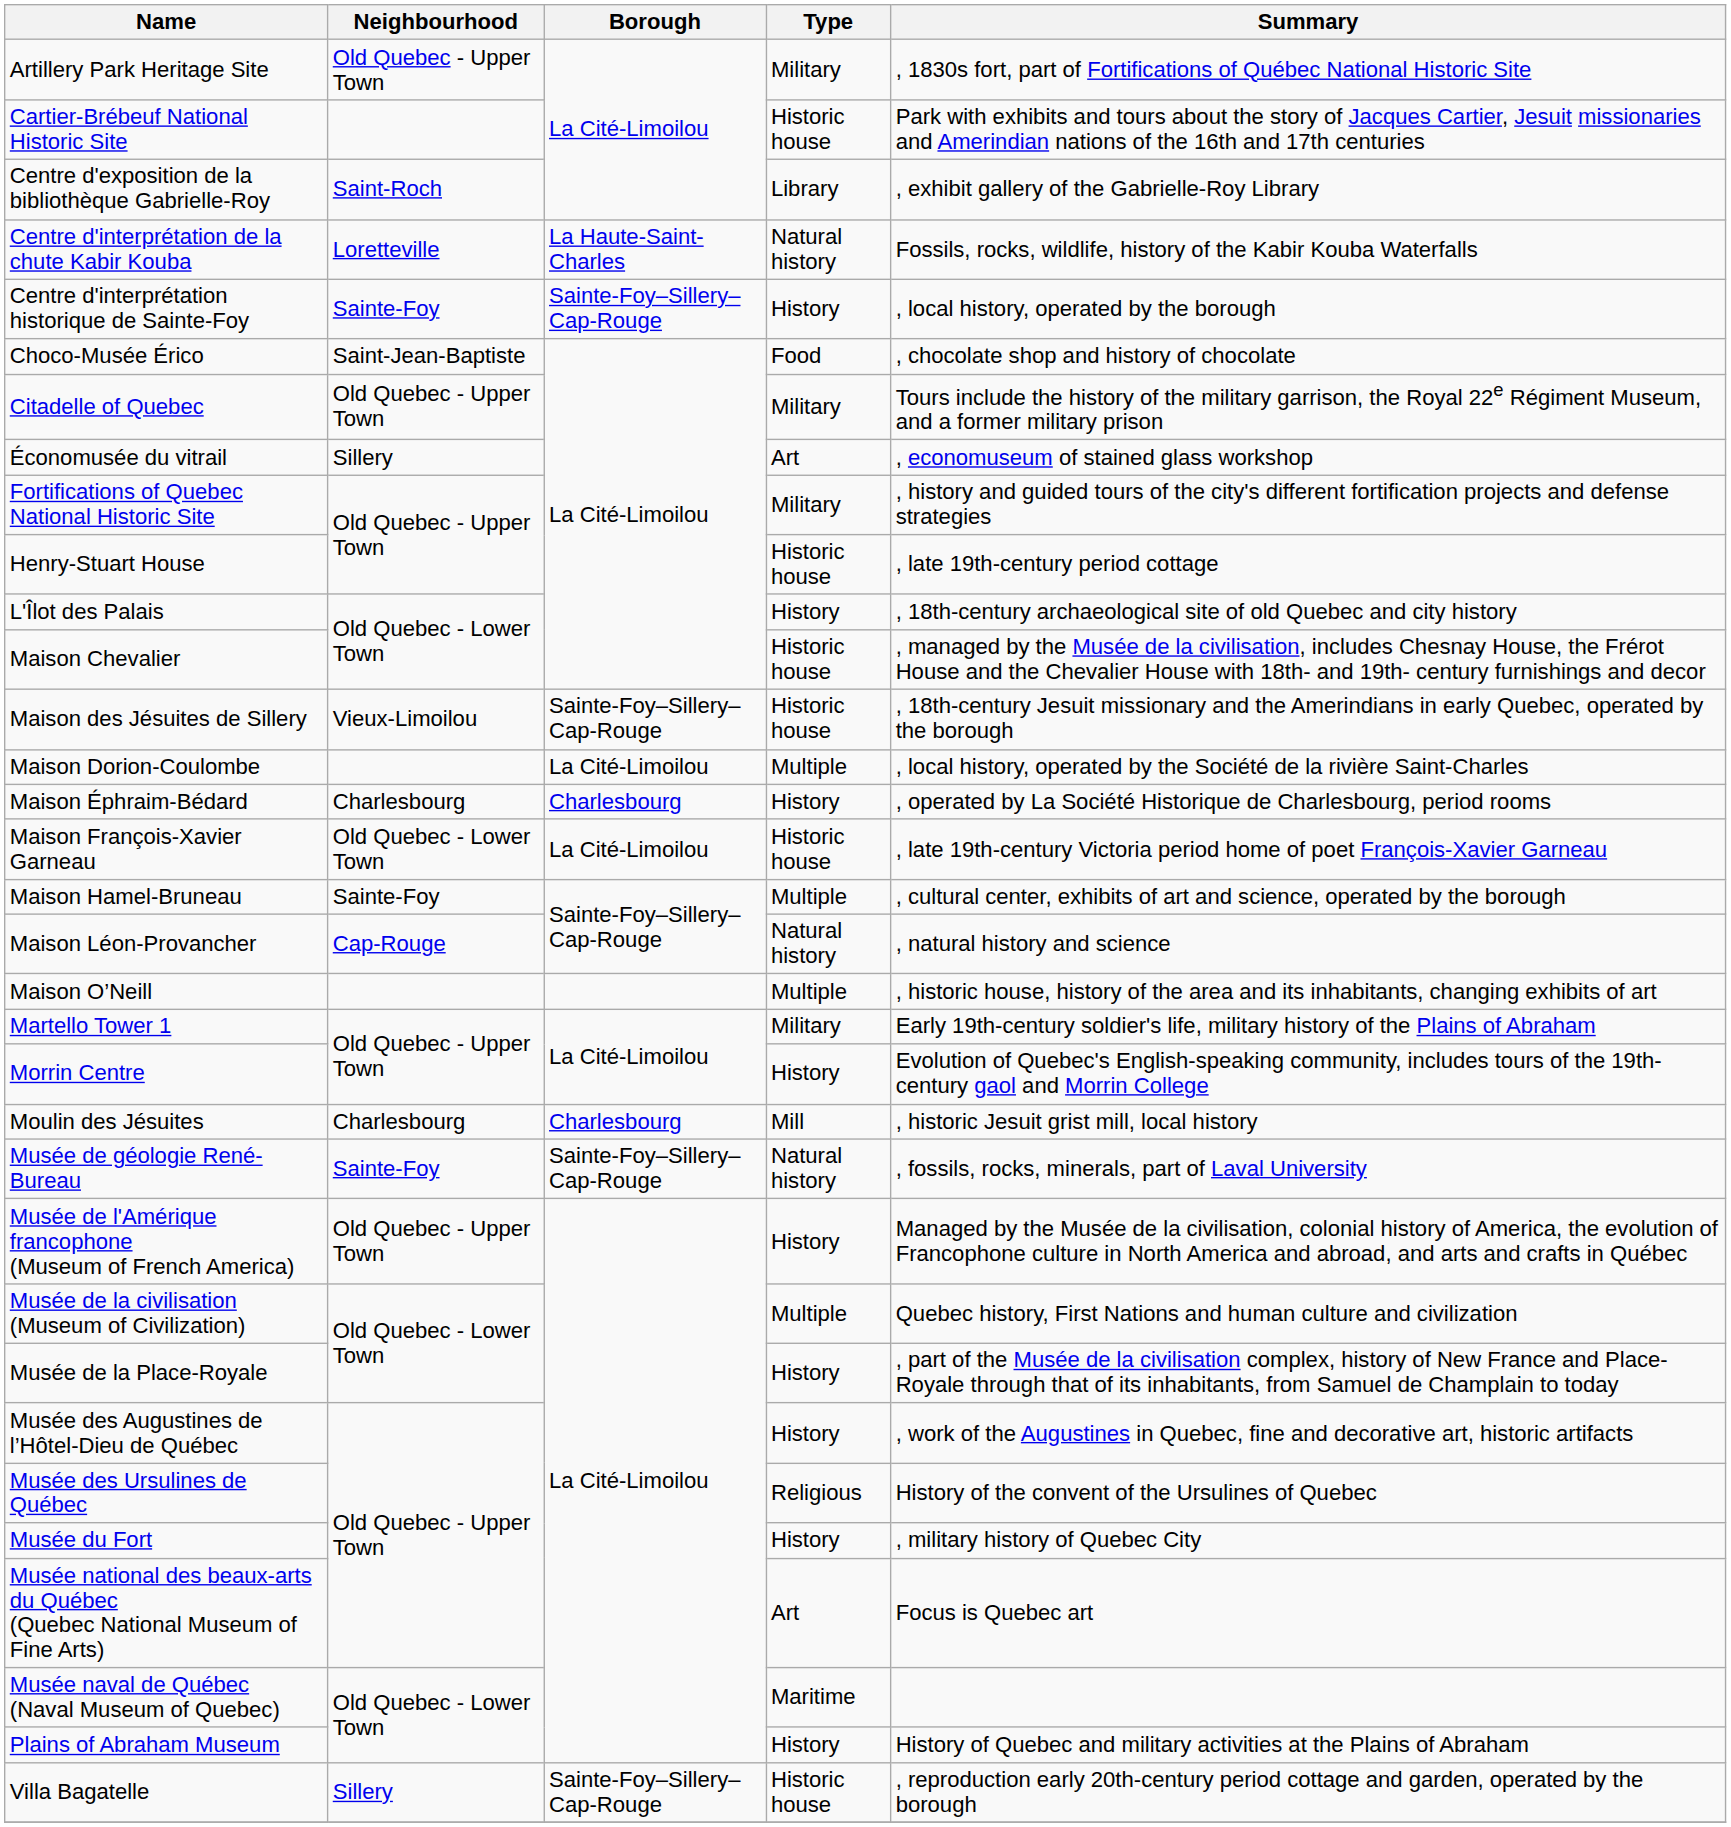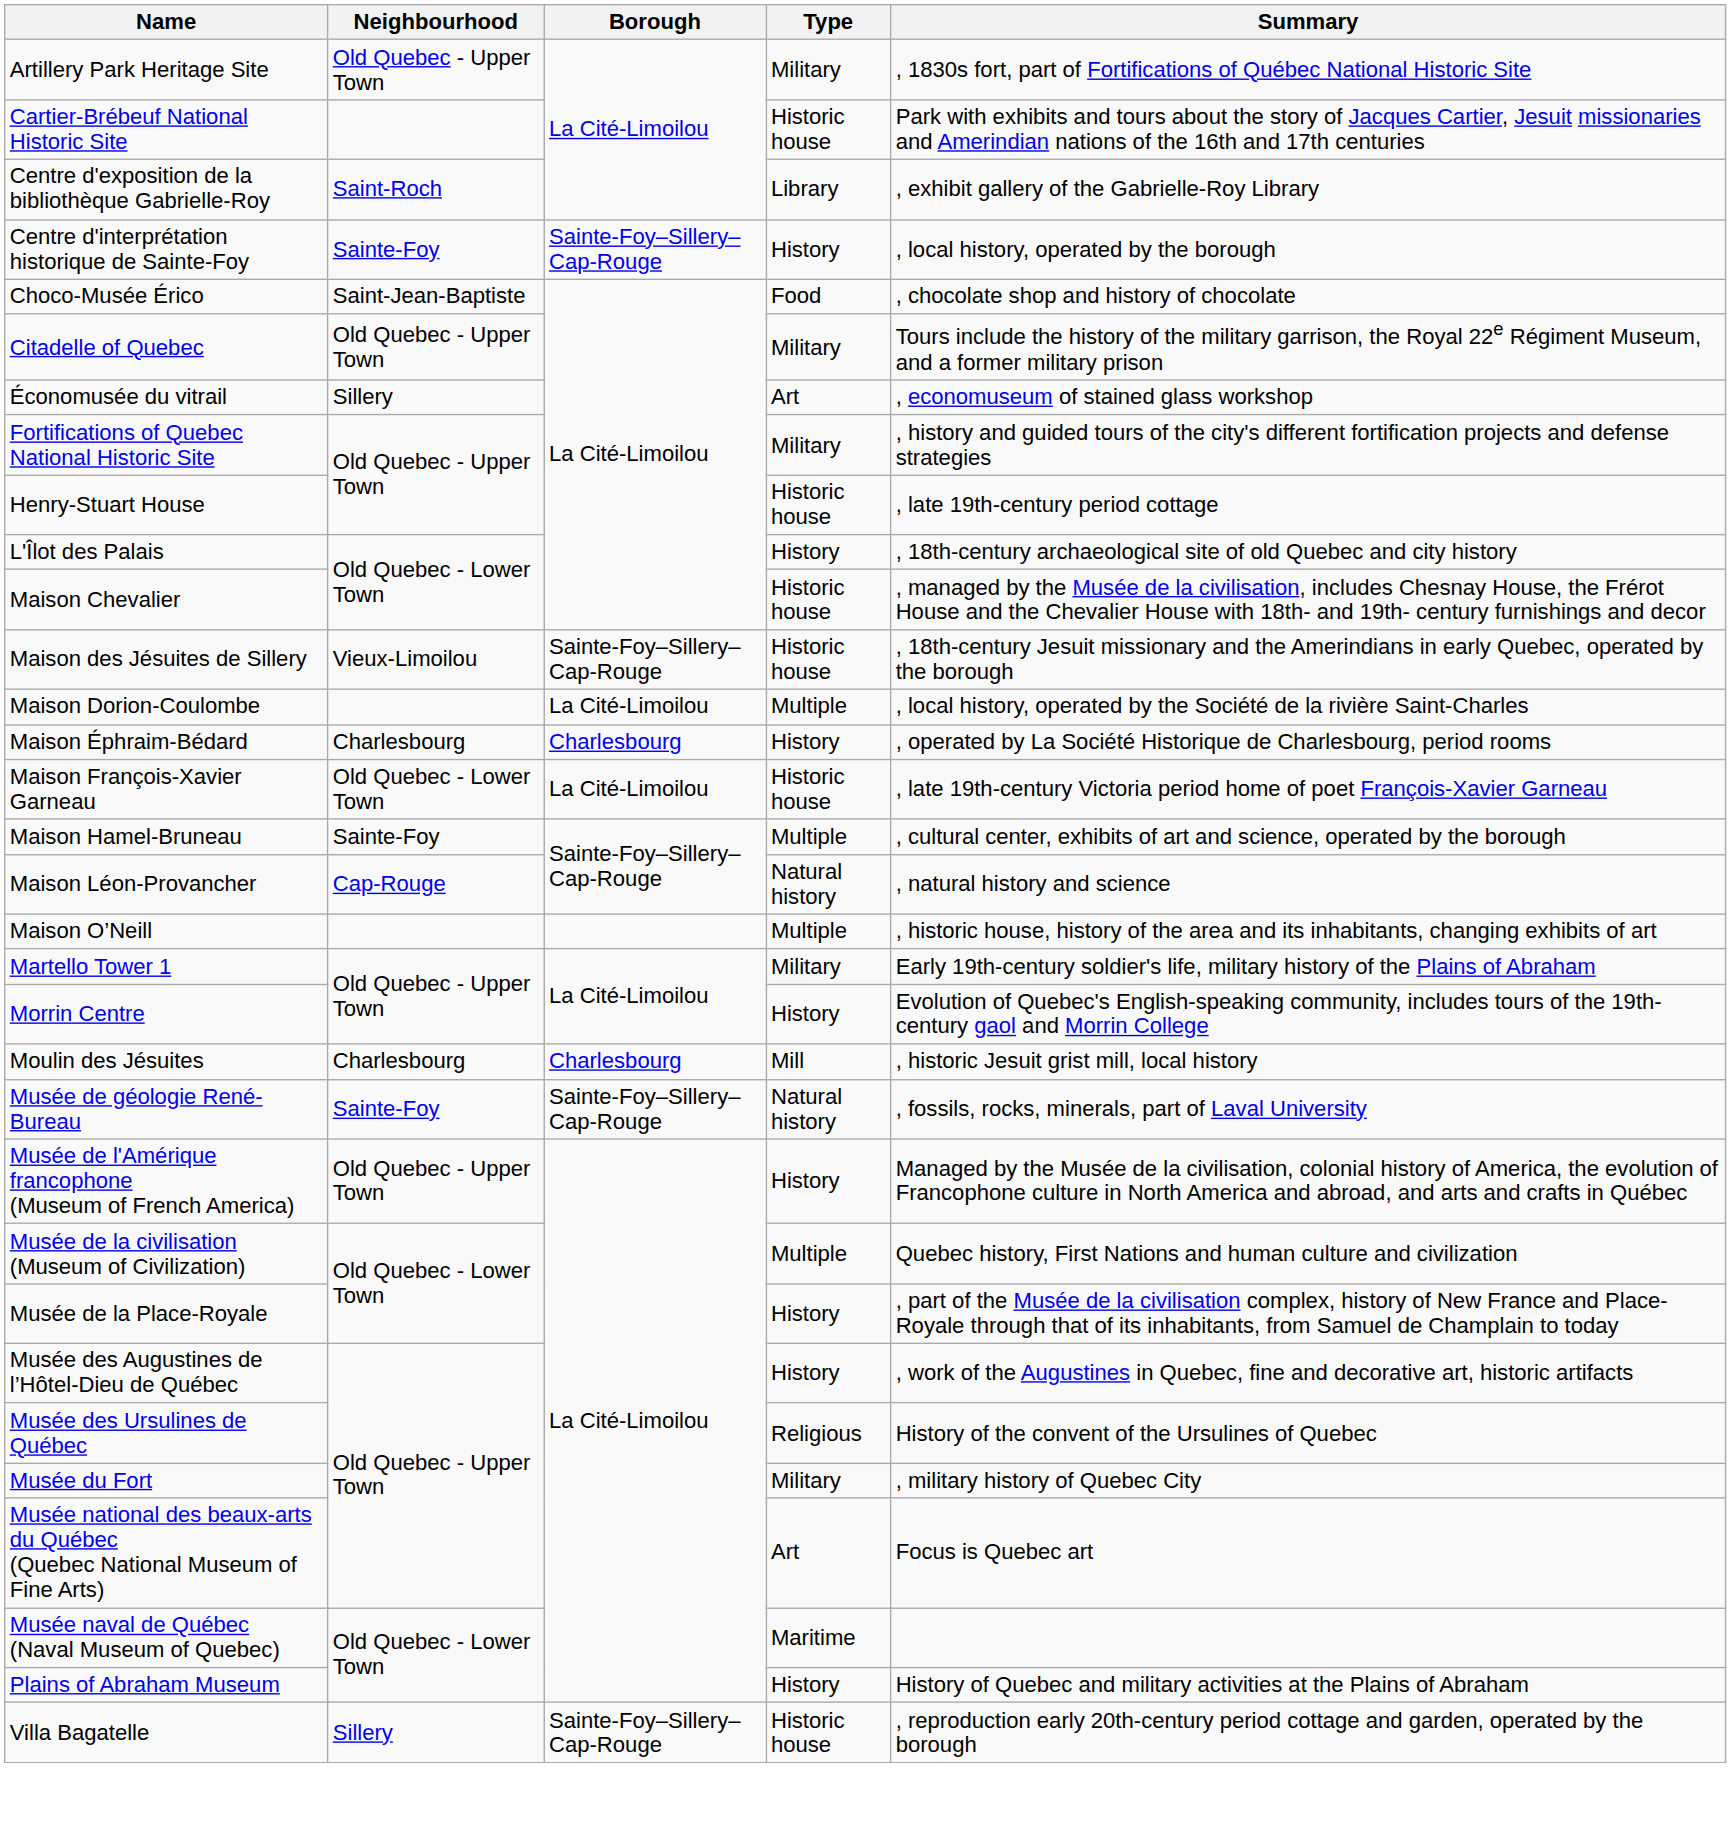- row: (146, 249)
(805, 1540) History -> (806, 1480) Military
